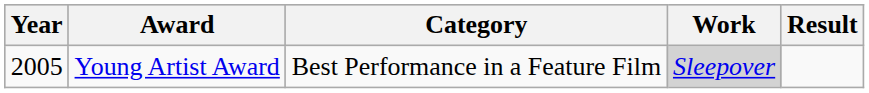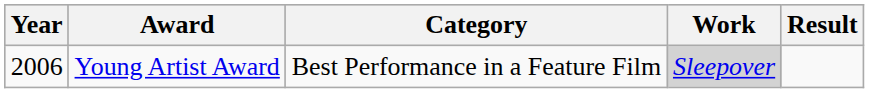(37, 66) 2005 -> (37, 66) 2006
